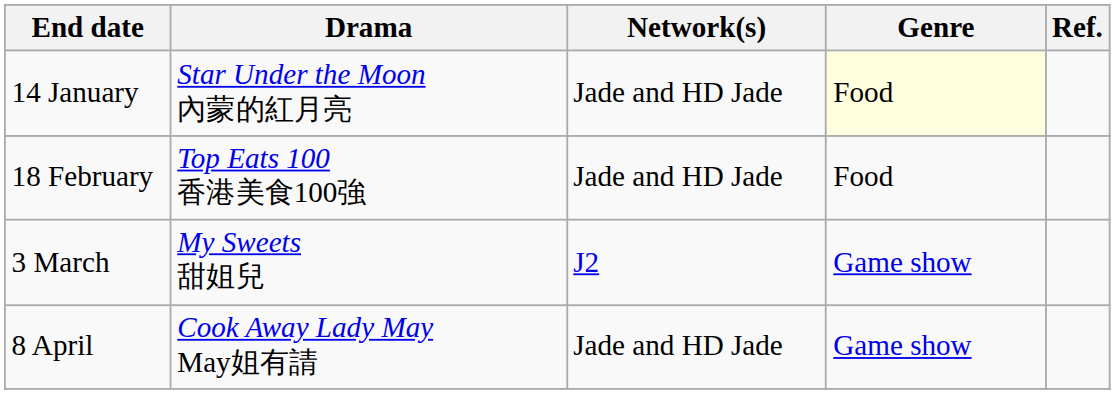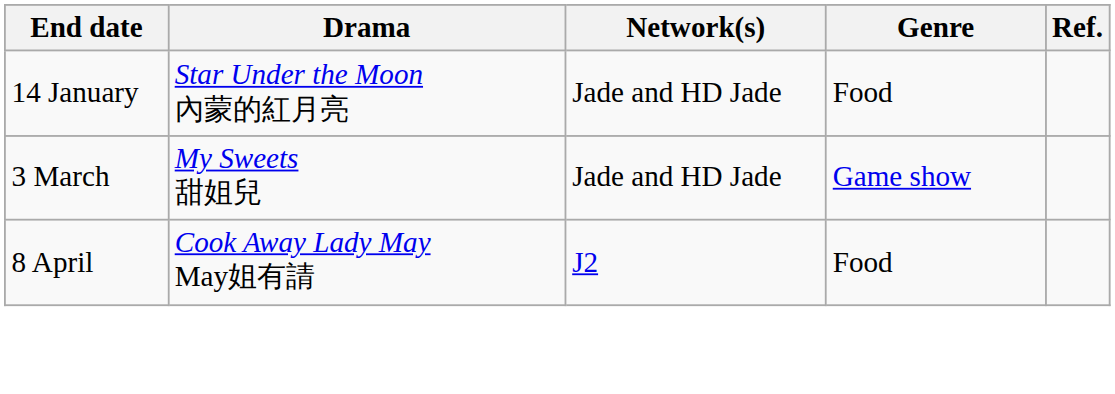(863, 92) lightyellow background -> (863, 92) no background
- row: (82, 177)
(586, 261) J2 -> (677, 177) Jade and HD Jade
(678, 346) Jade and HD Jade -> (585, 261) J2
(902, 346) Game show -> (863, 261) Food
